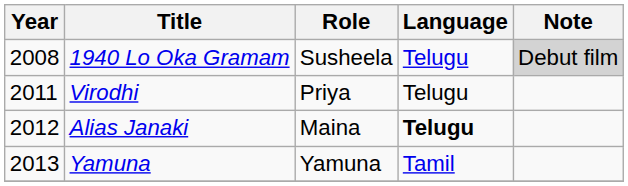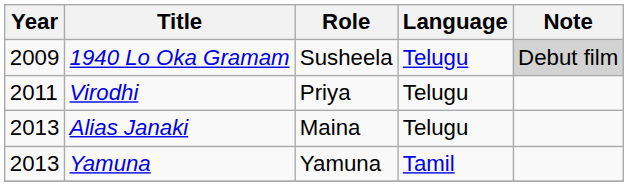(35, 57) 2008 -> (35, 57) 2009
(35, 127) 2012 -> (35, 127) 2013
(438, 127) bold -> (436, 127) normal
